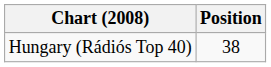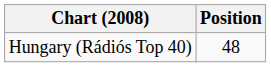(231, 47) 38 -> (231, 47) 48
